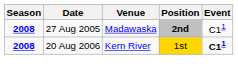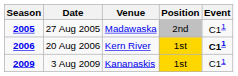(24, 29) 2008 -> (24, 29) 2005
(180, 29) bold -> (180, 29) normal
(24, 46) 2008 -> (24, 46) 2006
+ row: (76, 63)
